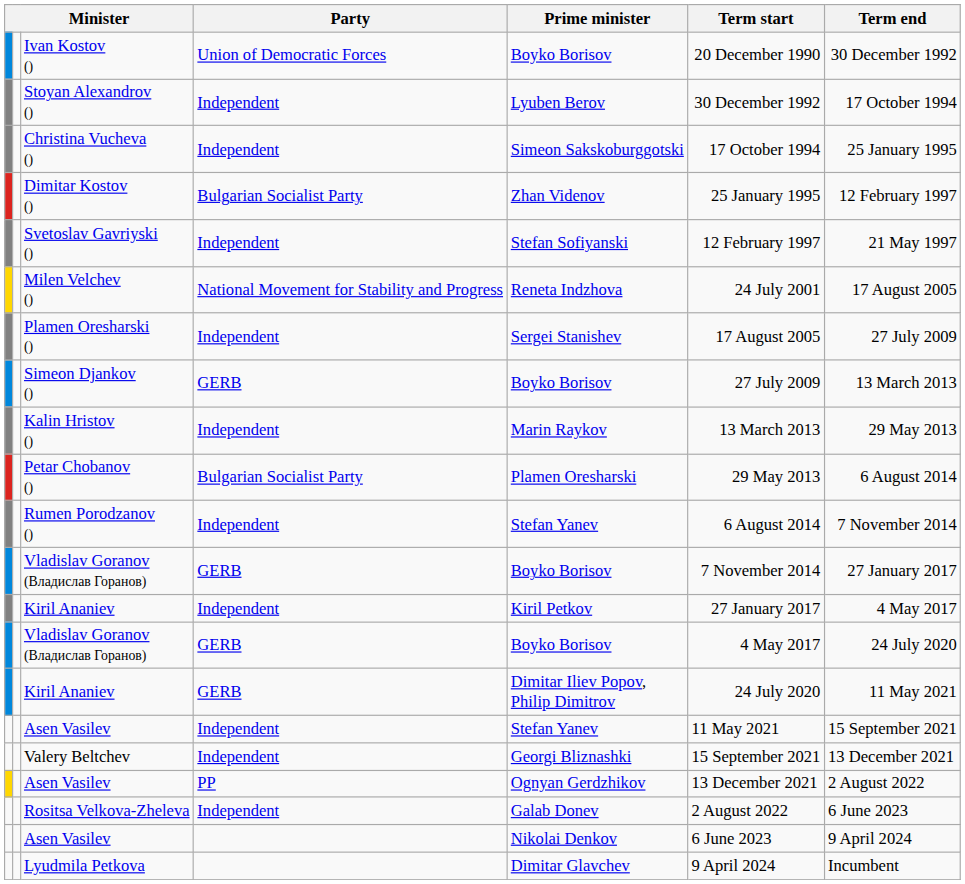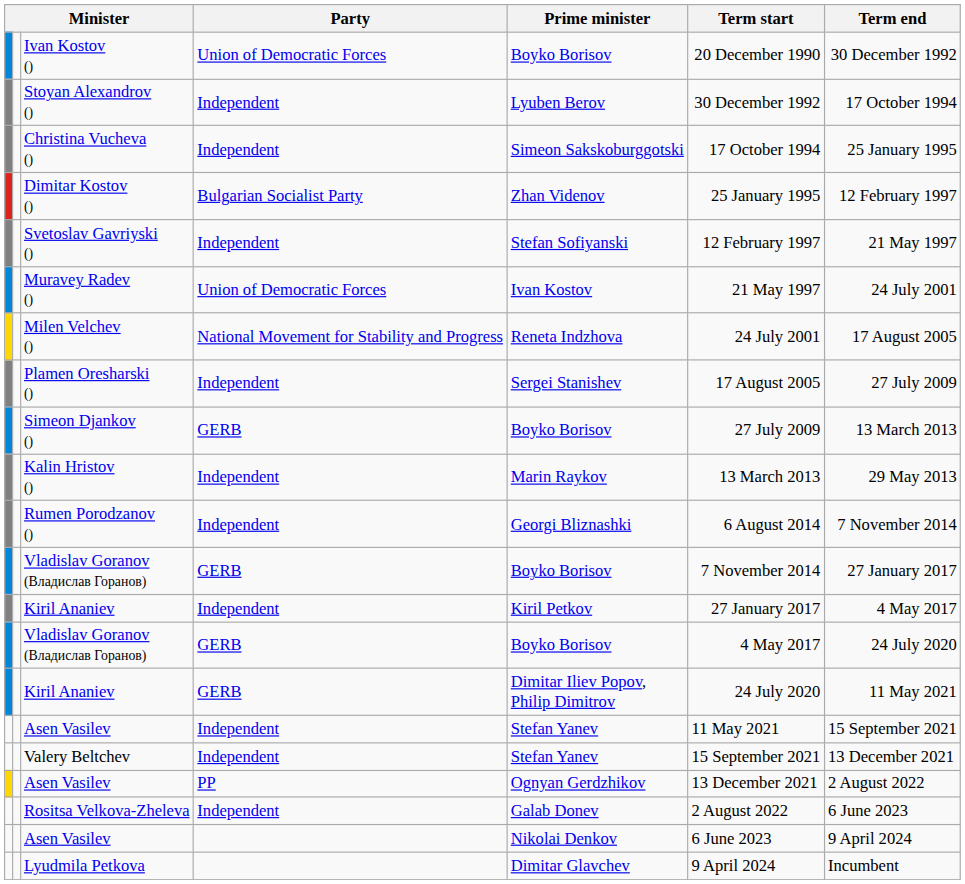+ row: (77, 289)
- row: (77, 477)
(554, 524) Stefan Yanev -> (571, 524) Georgi Bliznashki
(571, 756) Georgi Bliznashki -> (554, 756) Stefan Yanev
